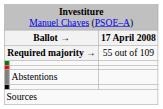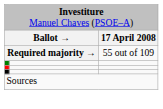- row: (7, 77)
